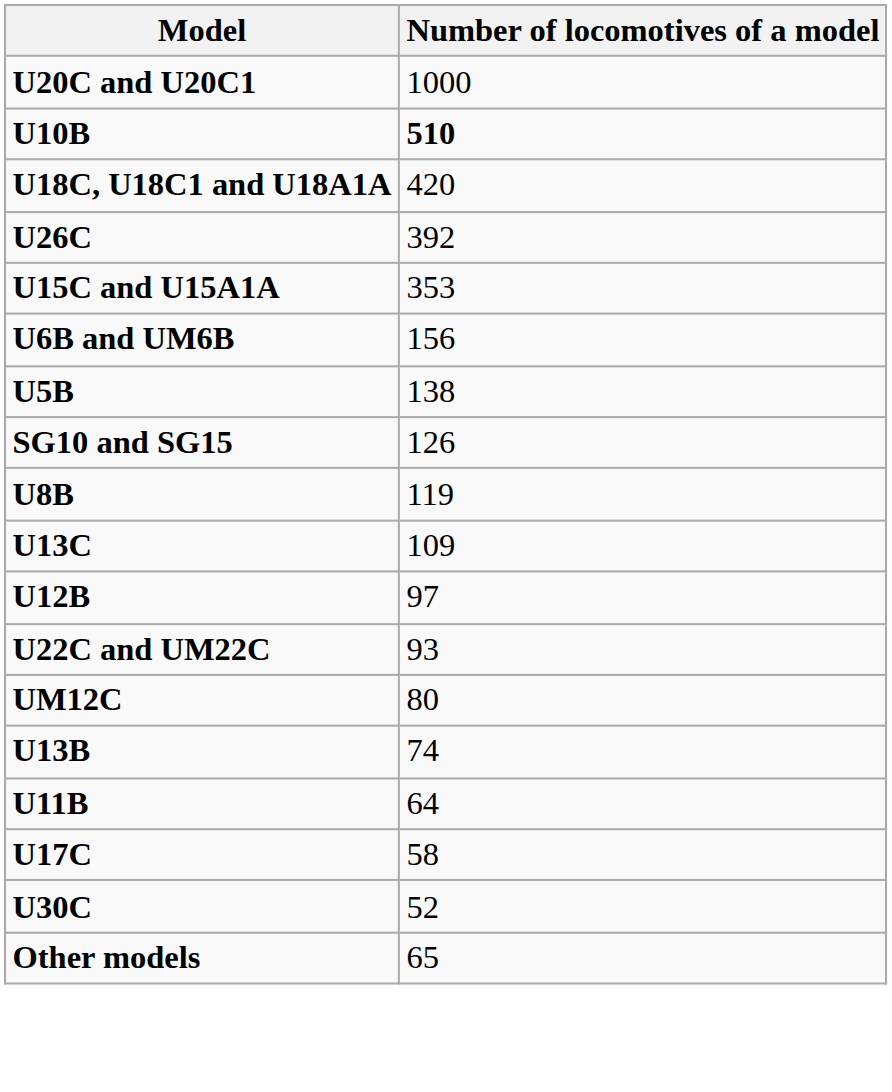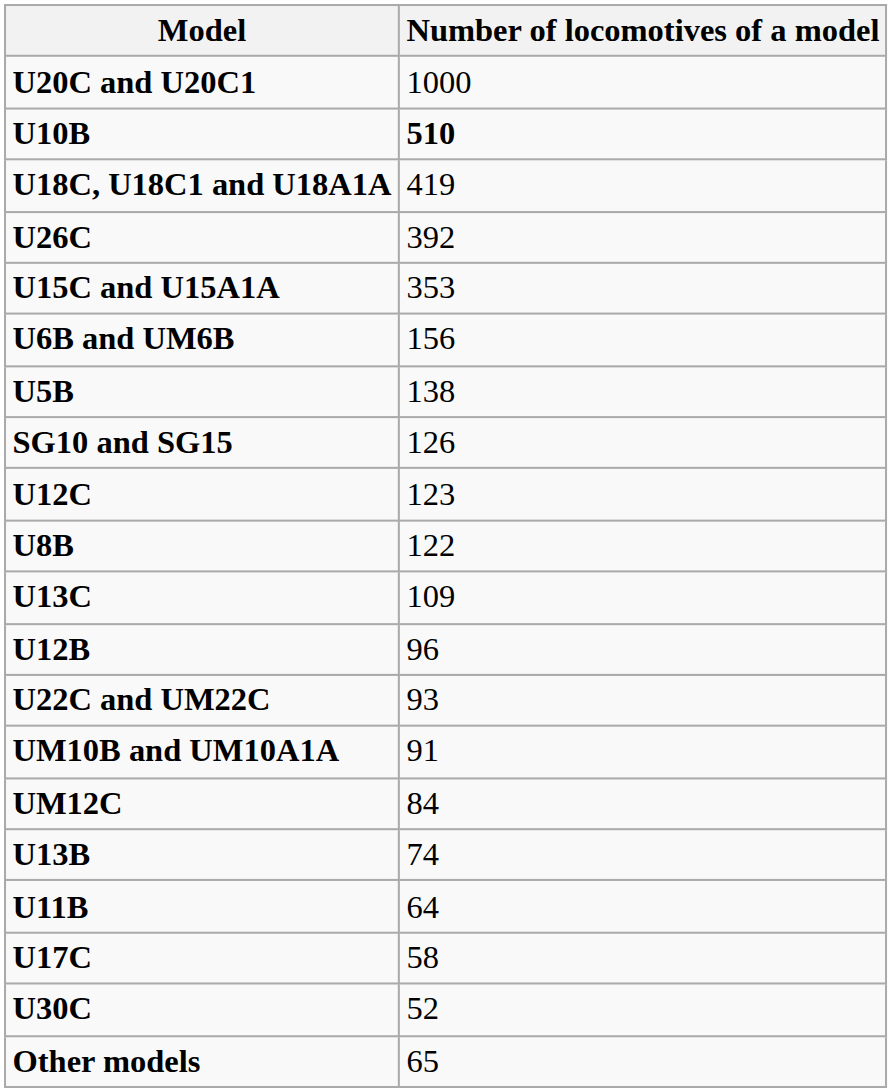(431, 184) 420 -> (431, 184) 419
+ row: (52, 493)
(430, 493) 119 -> (431, 545) 122
(423, 596) 97 -> (423, 648) 96
+ row: (176, 751)
(423, 699) 80 -> (423, 802) 84
